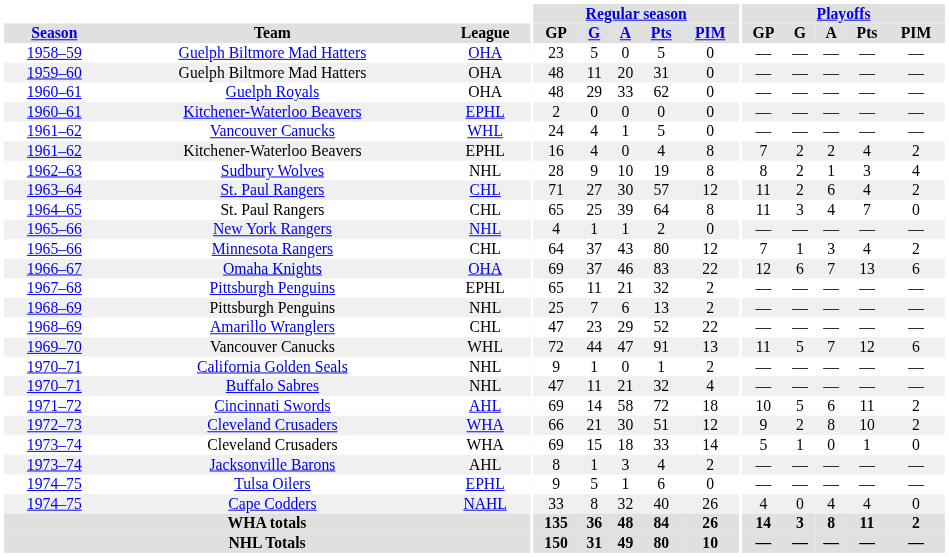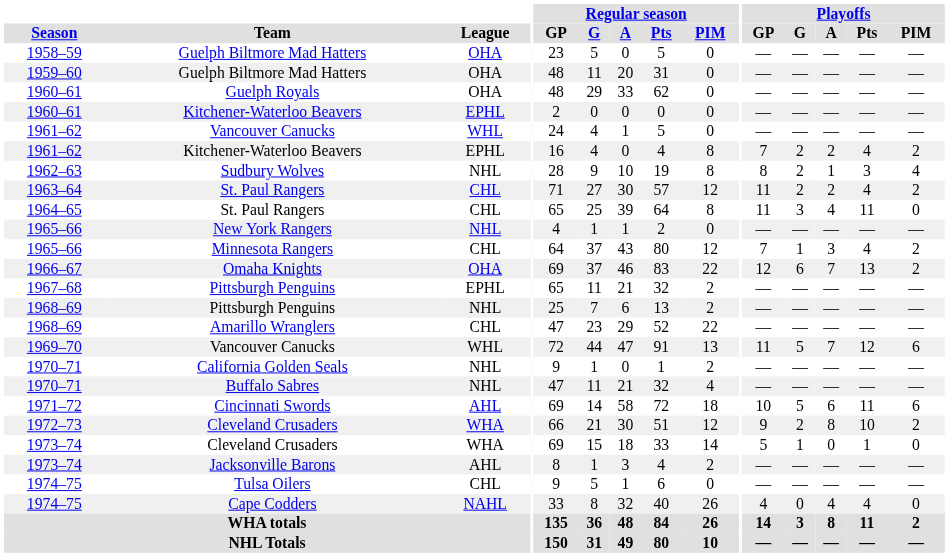(831, 190) 6 -> (831, 190) 2
(867, 209) 7 -> (867, 209) 11
(916, 268) 6 -> (916, 268) 2
(916, 405) 2 -> (916, 405) 6
(485, 484) EPHL -> (485, 484) CHL
